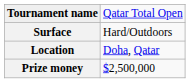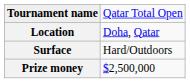rows swapped: (52, 31) <-> (52, 50)
